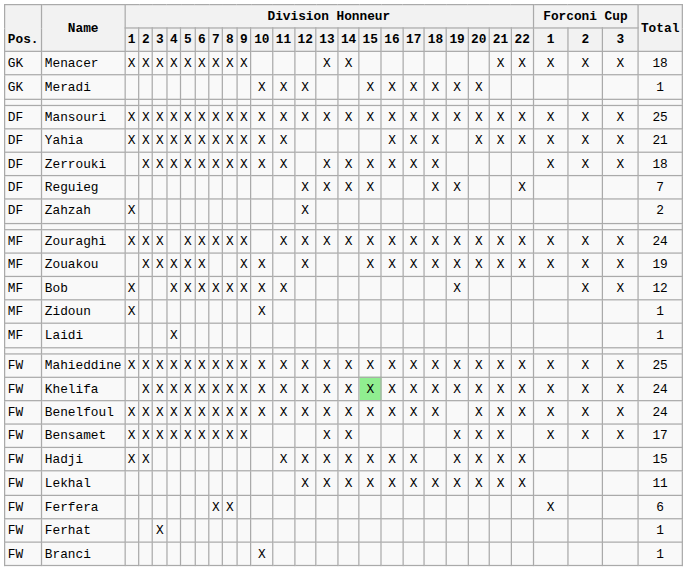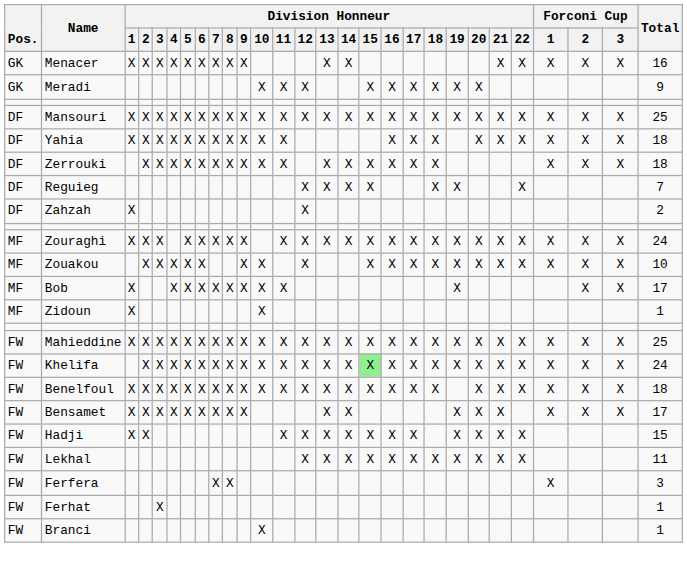(660, 64) 18 -> (660, 64) 16
(660, 87) 1 -> (660, 87) 9
(660, 141) 21 -> (660, 141) 18
(660, 265) 19 -> (660, 265) 10
(660, 289) 12 -> (660, 289) 17
- row: (15, 336)
(660, 413) 24 -> (660, 389) 18
(660, 507) 6 -> (660, 483) 3
